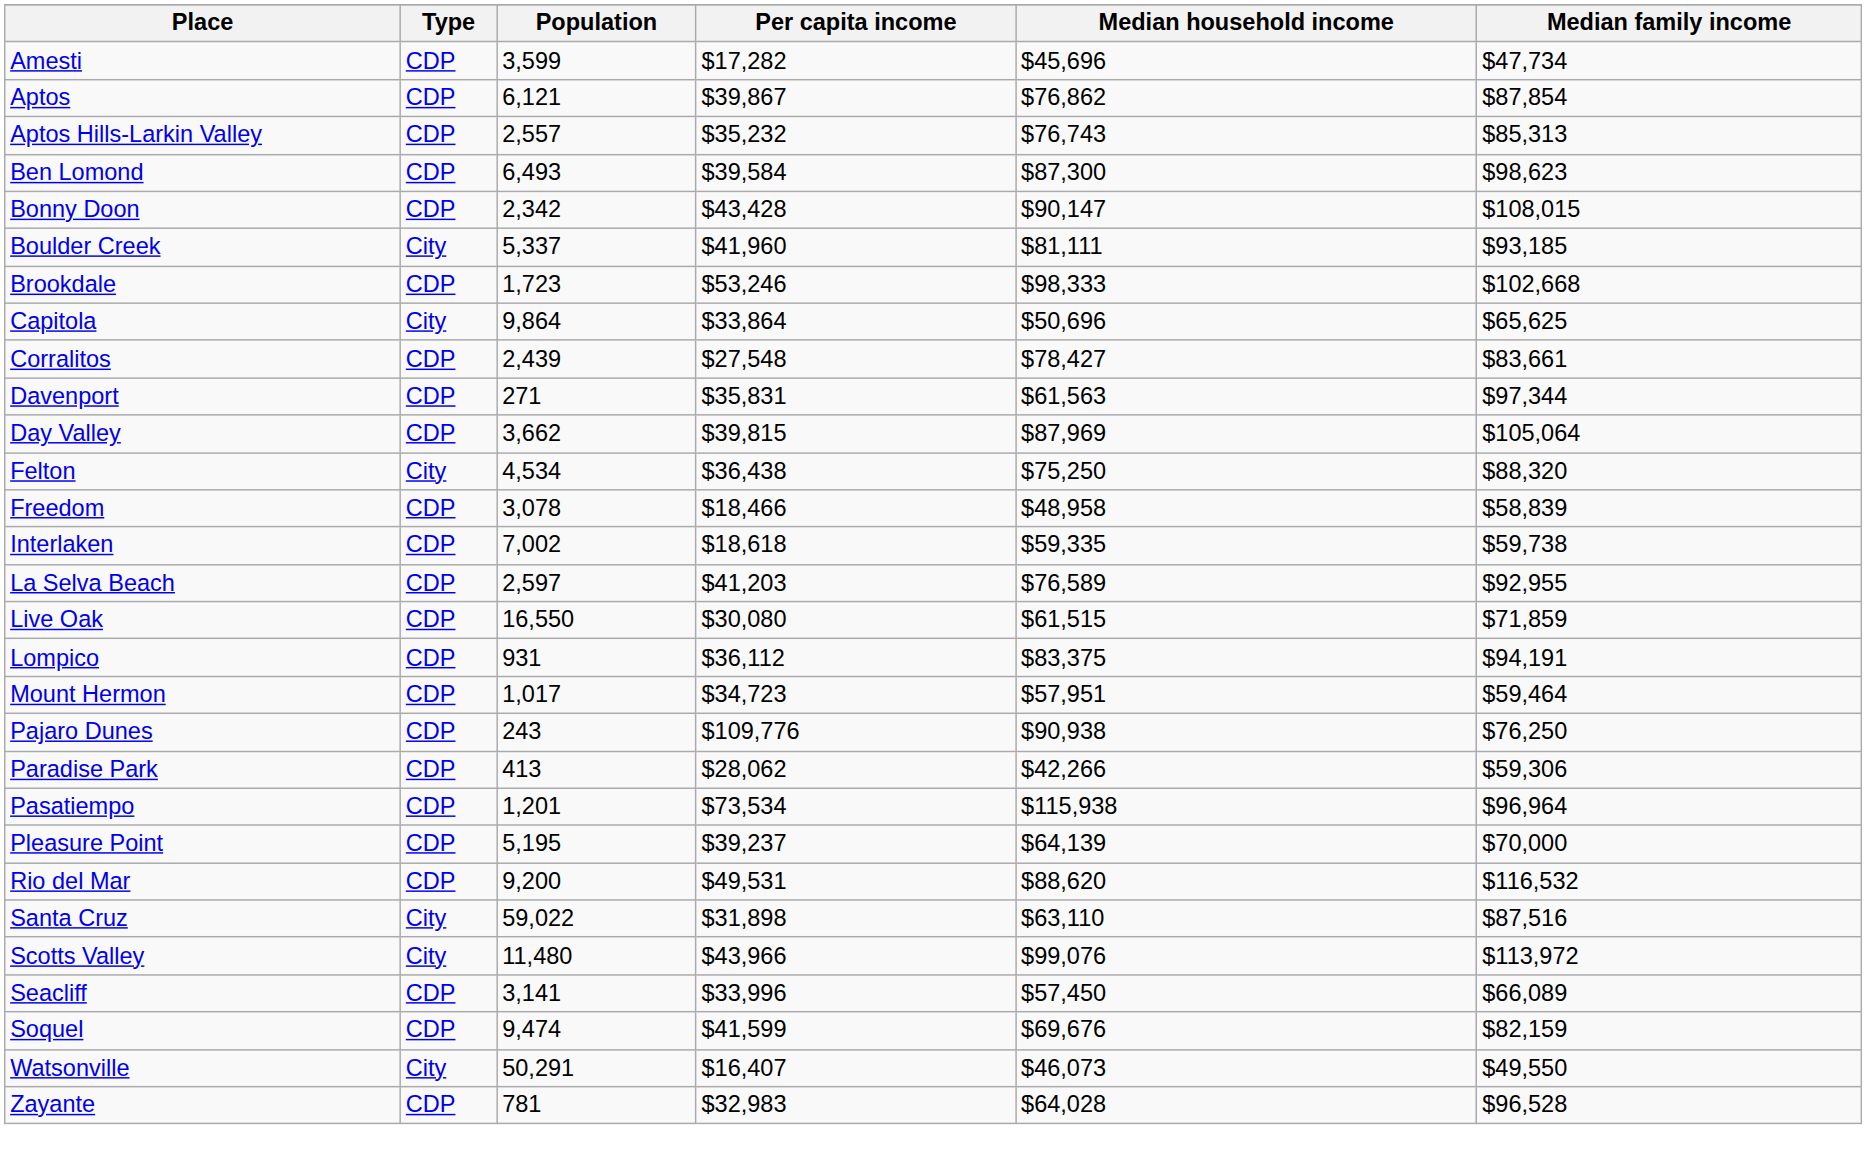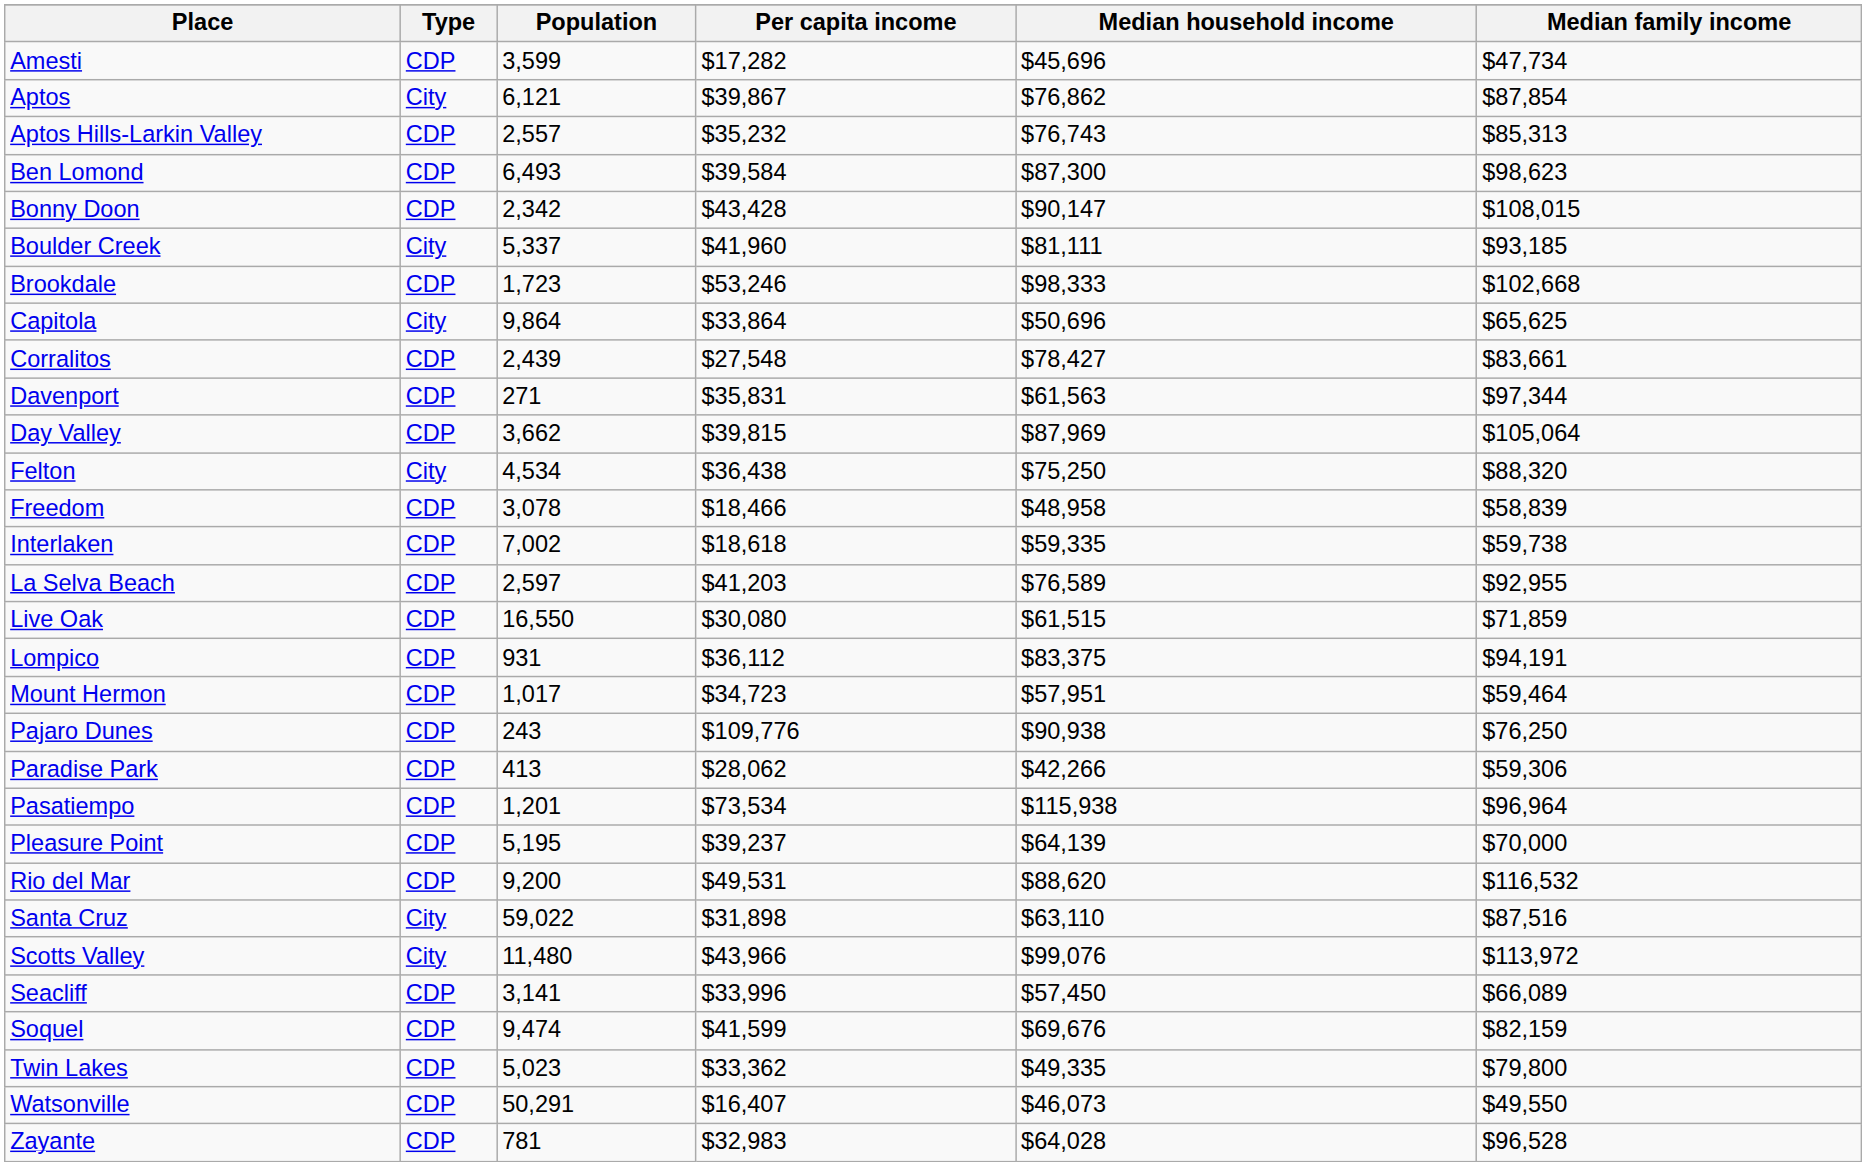(431, 97) CDP -> (426, 97) City
+ row: (69, 1067)
(426, 1067) City -> (431, 1104) CDP
